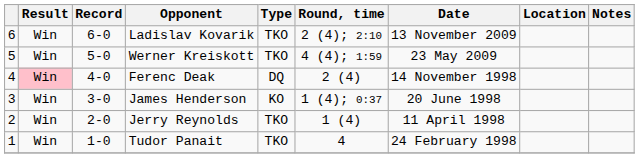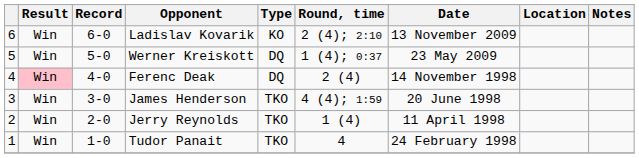(276, 37) TKO -> (276, 37) KO
(276, 58) TKO -> (276, 58) DQ
(342, 58) 4 (4); 1:59 -> (342, 58) 1 (4); 0:37
(276, 100) KO -> (276, 100) TKO
(342, 100) 1 (4); 0:37 -> (342, 100) 4 (4); 1:59
